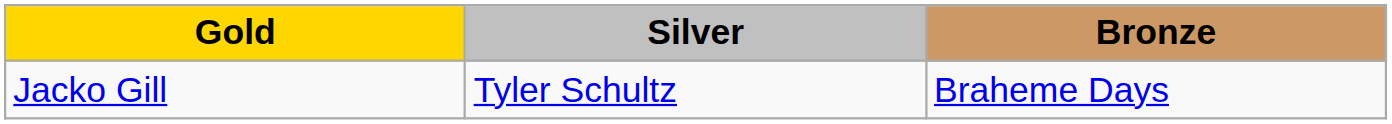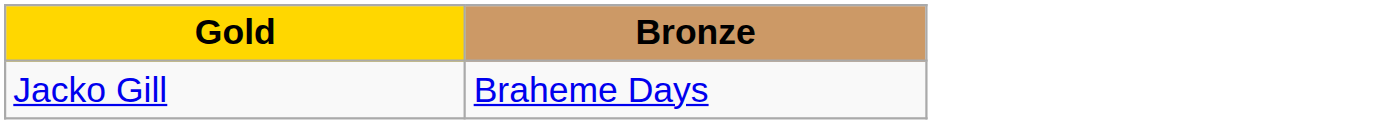- column: (696, 32)
